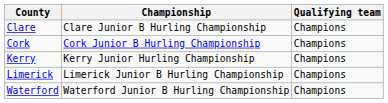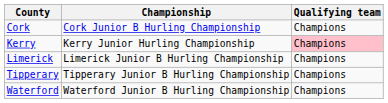- row: (21, 28)
(320, 59) no background -> (320, 44) pink background
+ row: (33, 75)
